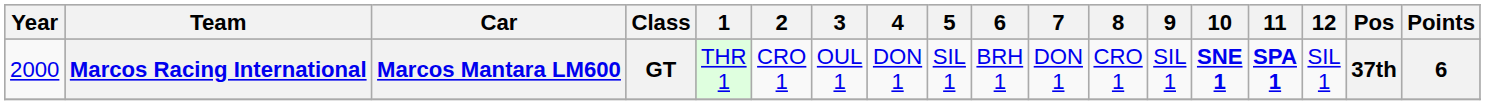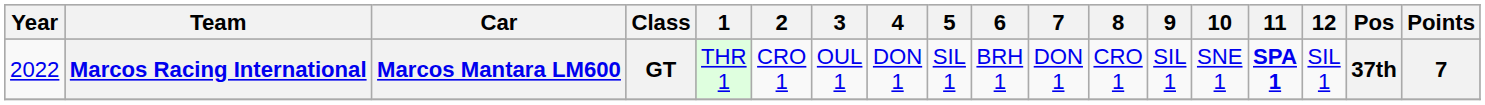(35, 69) 2000 -> (35, 69) 2022
(1220, 69) bold -> (1220, 69) normal
(1441, 69) 6 -> (1441, 69) 7
